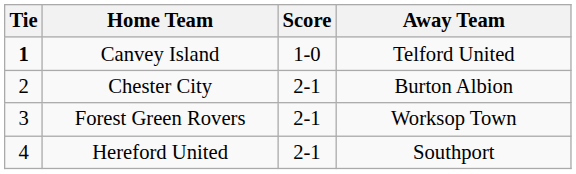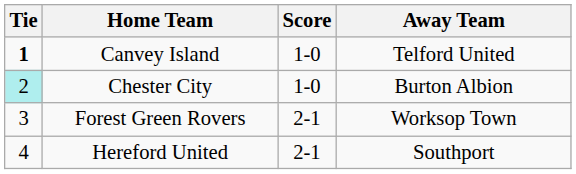(24, 86) no background -> (24, 86) paleturquoise background
(307, 86) 2-1 -> (307, 86) 1-0
